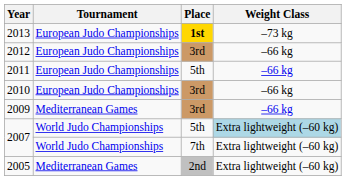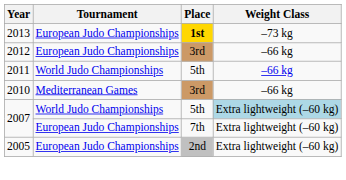(107, 71) European Judo Championships -> (99, 71) World Judo Championships
(107, 90) European Judo Championships -> (87, 90) Mediterranean Games
- row: (19, 109)
(99, 147) World Judo Championships -> (107, 128) European Judo Championships
(87, 166) Mediterranean Games -> (107, 147) European Judo Championships
